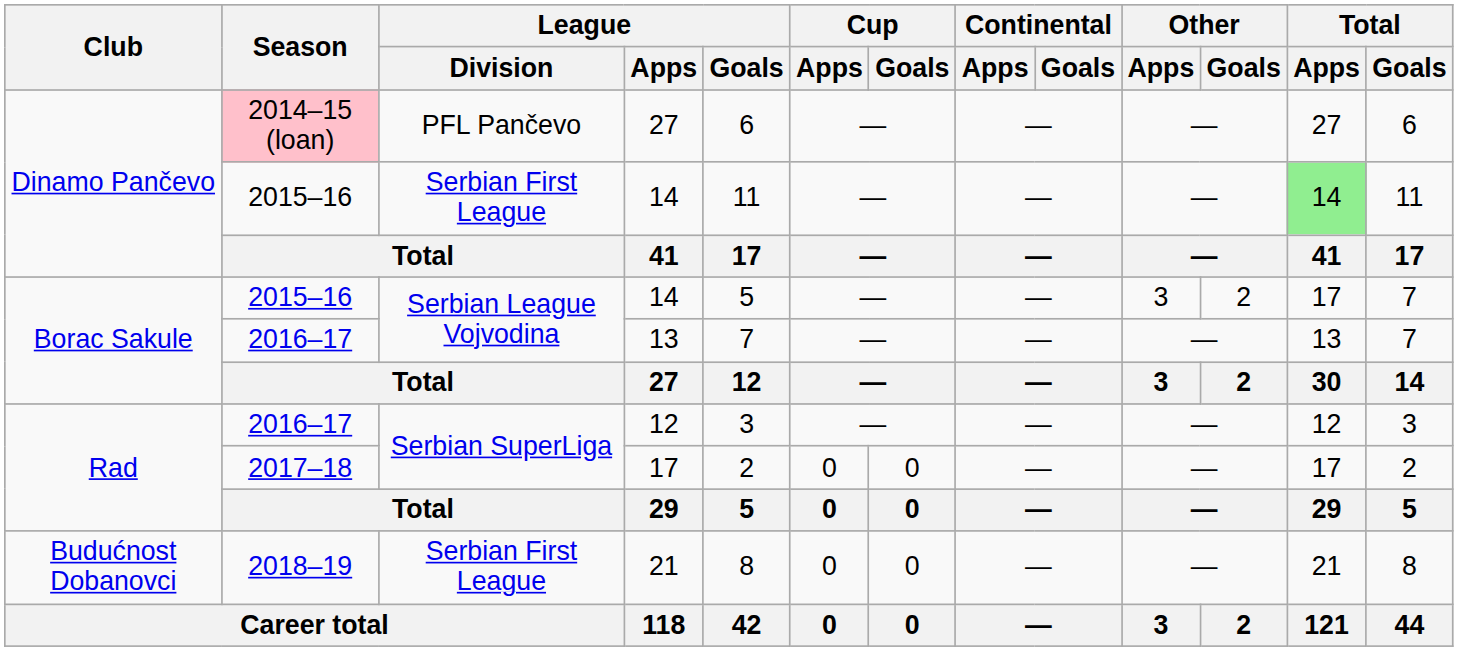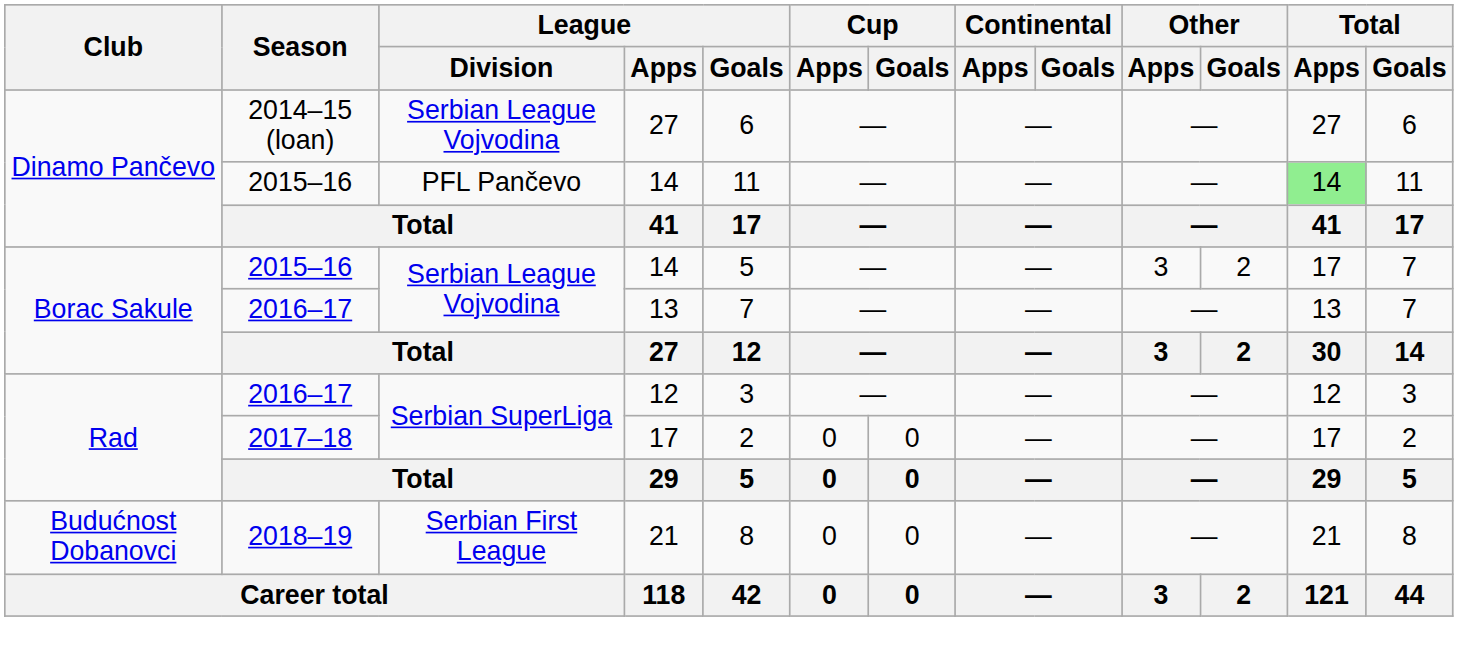(300, 125) pink background -> (300, 125) no background
(501, 125) PFL Pančevo -> (501, 125) Serbian League Vojvodina
(501, 197) Serbian First League -> (501, 182) PFL Pančevo
